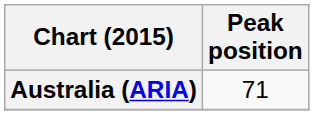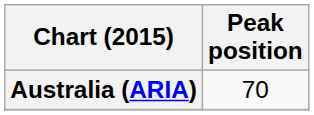(255, 89) 71 -> (255, 89) 70
